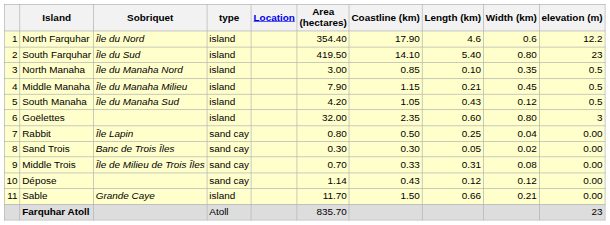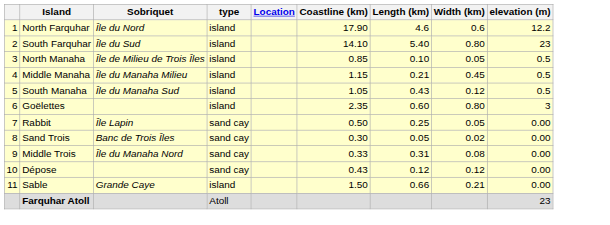- column: (323, 17)
(139, 70) Île du Manaha Nord -> (150, 59) Île de Milieu de Trois Îles
(527, 70) 0.35 -> (475, 59) 0.05
(527, 133) 0.04 -> (475, 122) 0.05
(150, 165) Île de Milieu de Trois Îles -> (139, 153) Île du Manaha Nord
